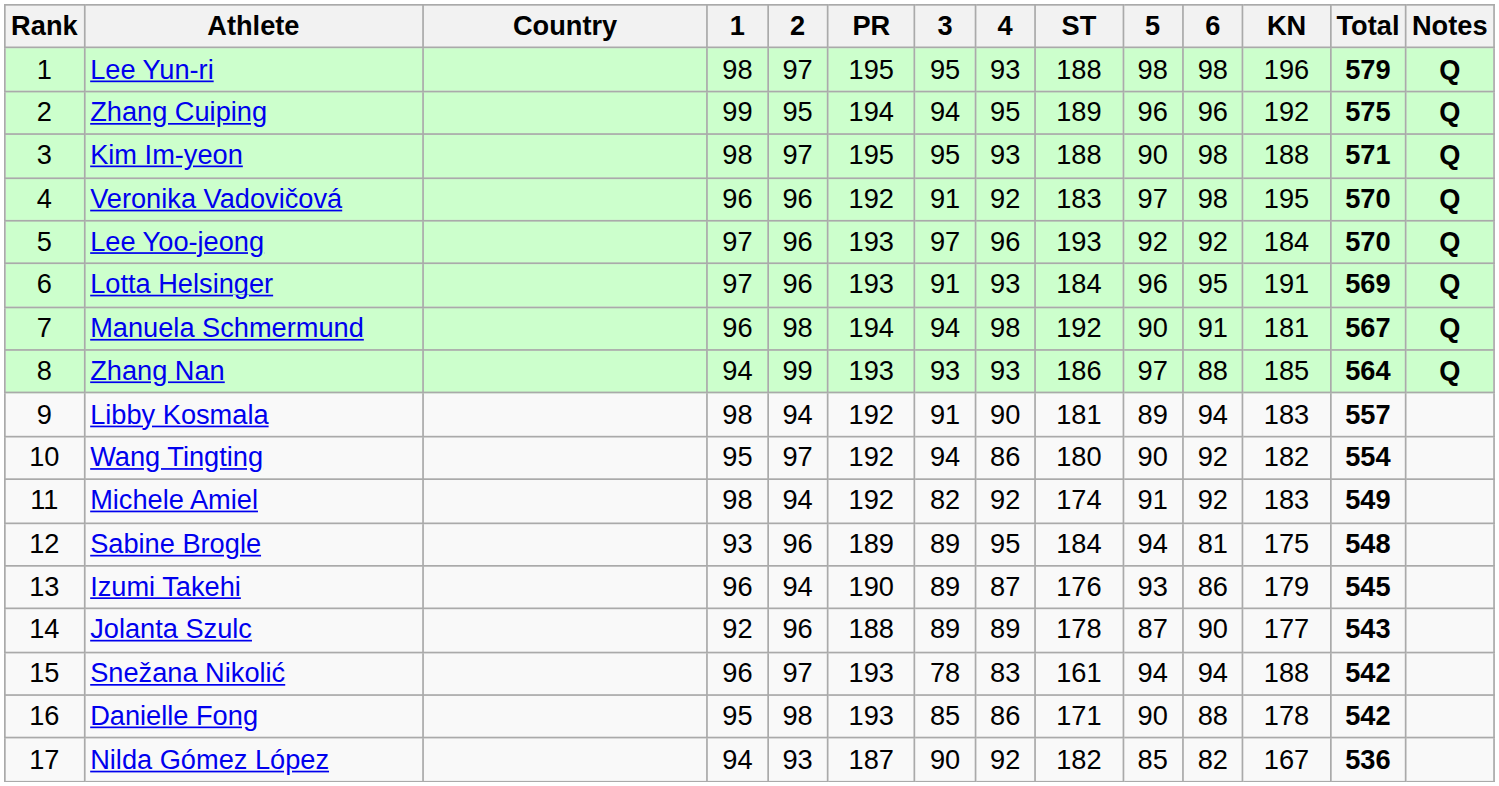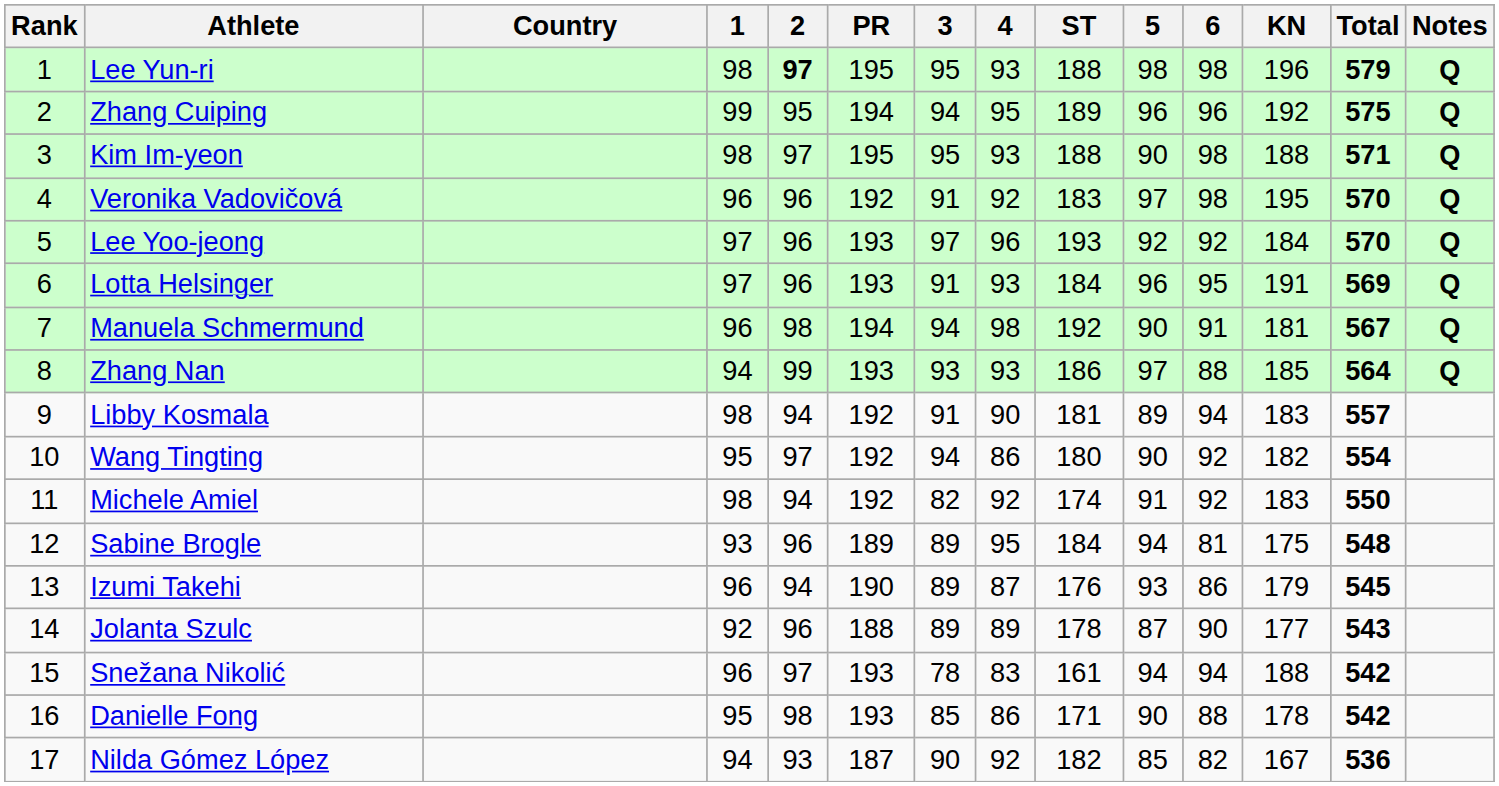(798, 69) normal -> (798, 69) bold
(1368, 500) 549 -> (1368, 500) 550
